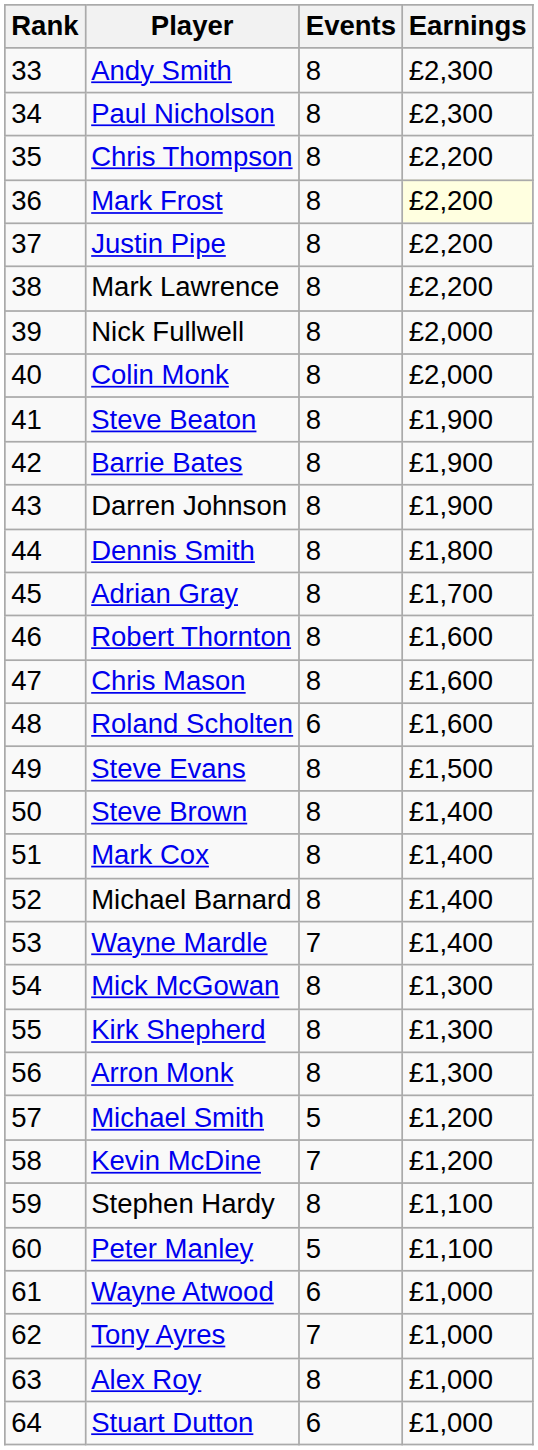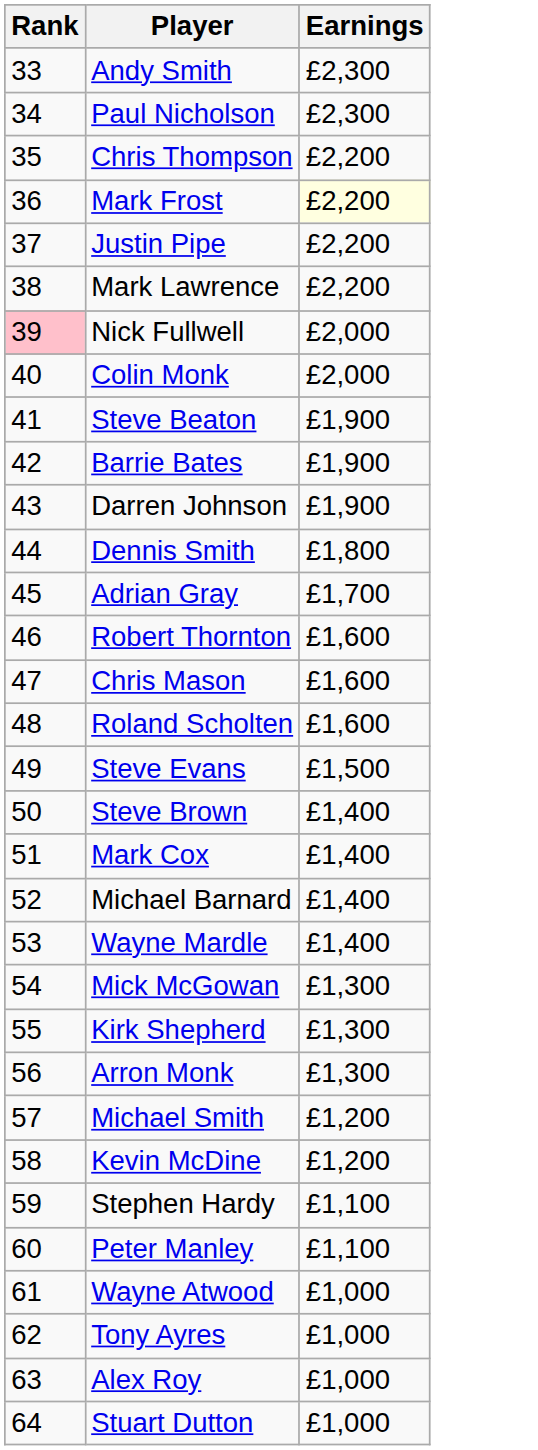- column: (351, 26)
(27, 331) no background -> (27, 331) pink background
